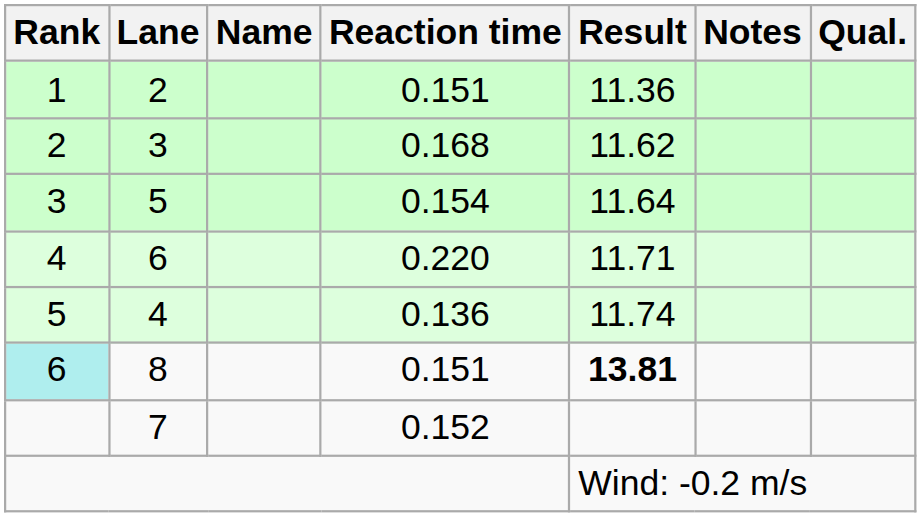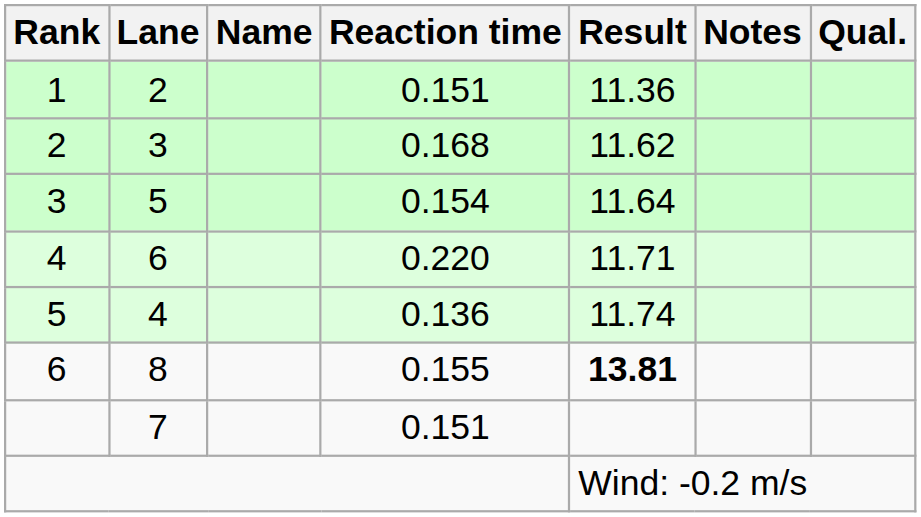(57, 370) paleturquoise background -> (57, 370) no background
(445, 370) 0.151 -> (445, 370) 0.155
(445, 426) 0.152 -> (445, 426) 0.151
